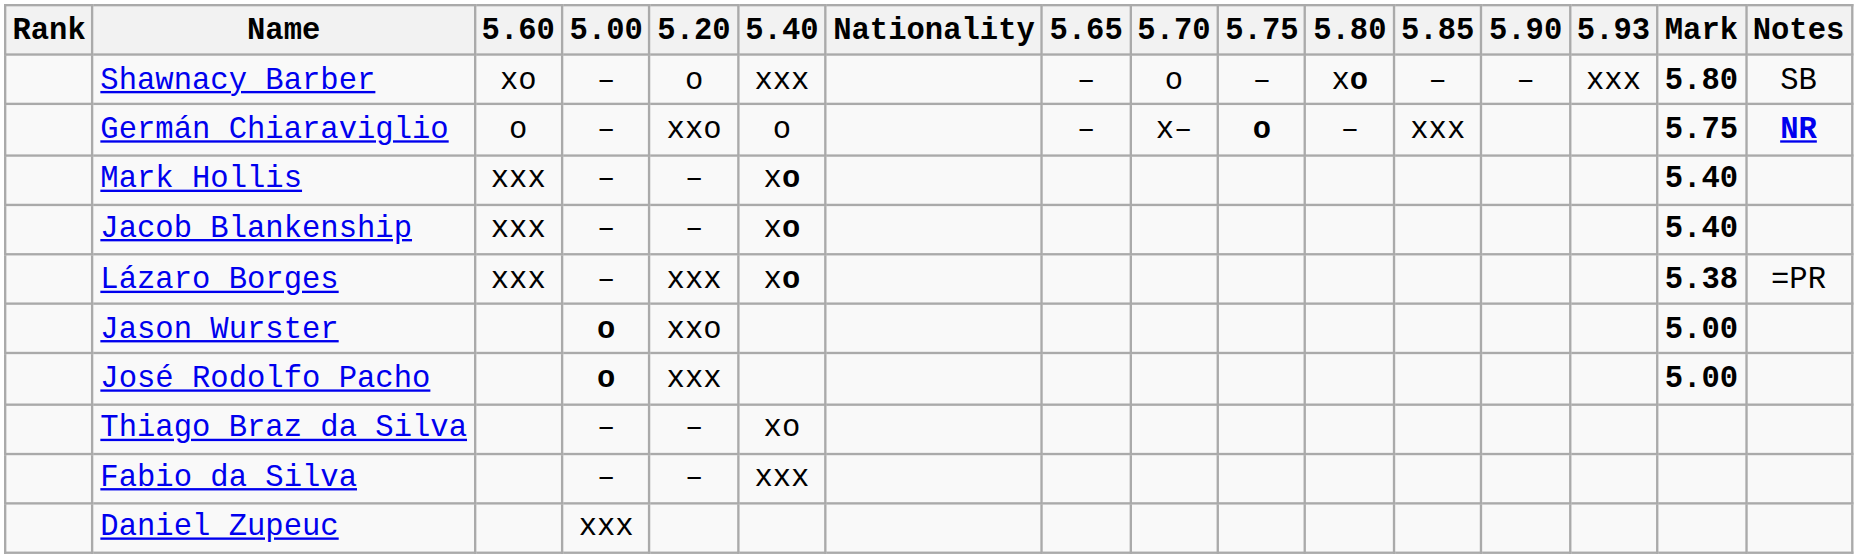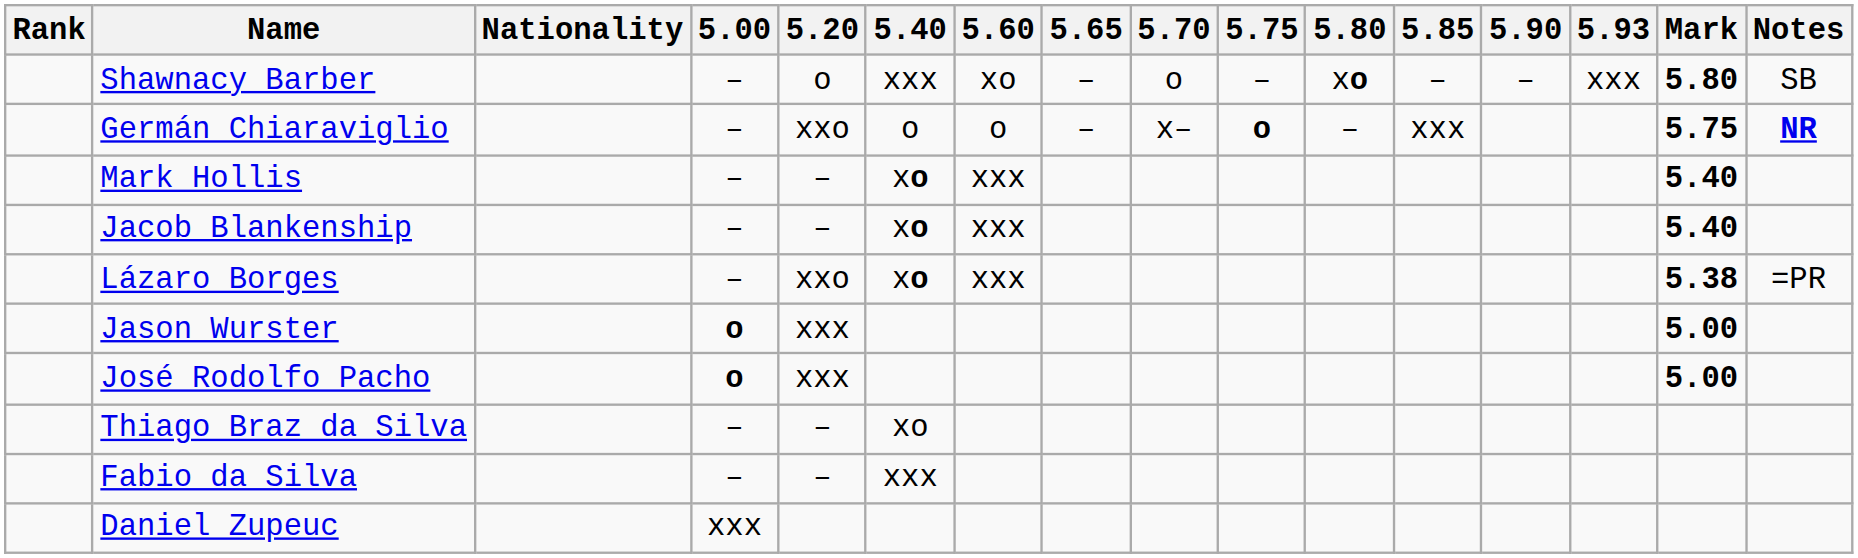columns swapped: (934, 30) <-> (518, 30)
(694, 279) xxx -> (822, 279) xxo
(694, 329) xxo -> (822, 329) xxx
